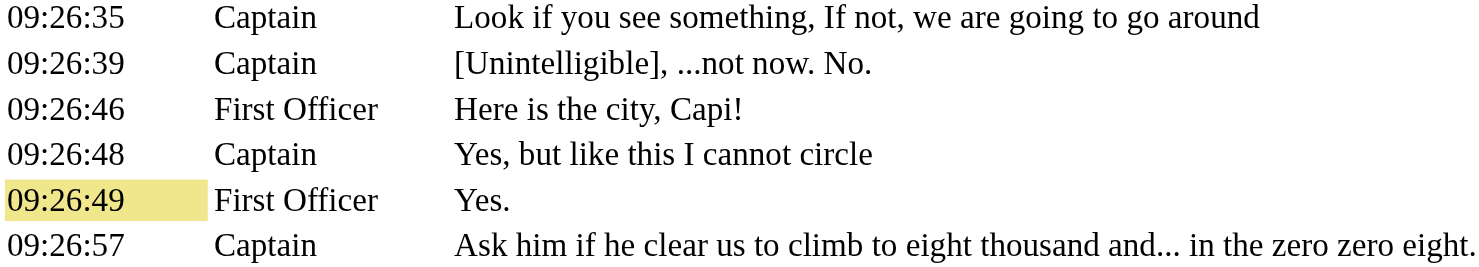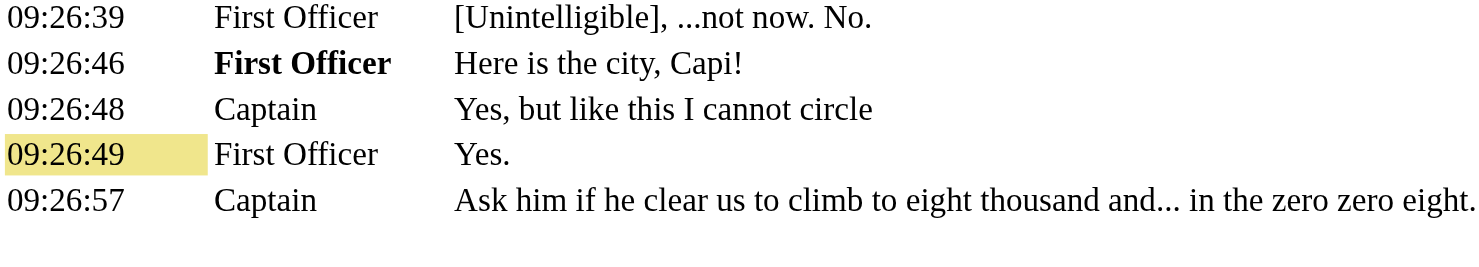- row: (857, 17)
(265, 63) Captain -> (296, 17) First Officer
(296, 108) normal -> (303, 63) bold
